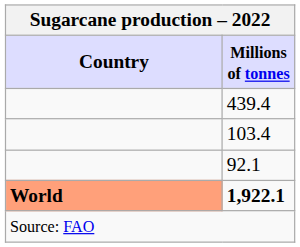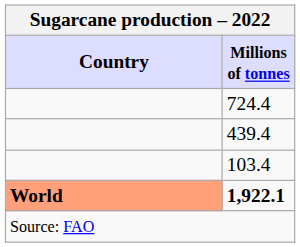+ row: (249, 103)
- row: (244, 164)
